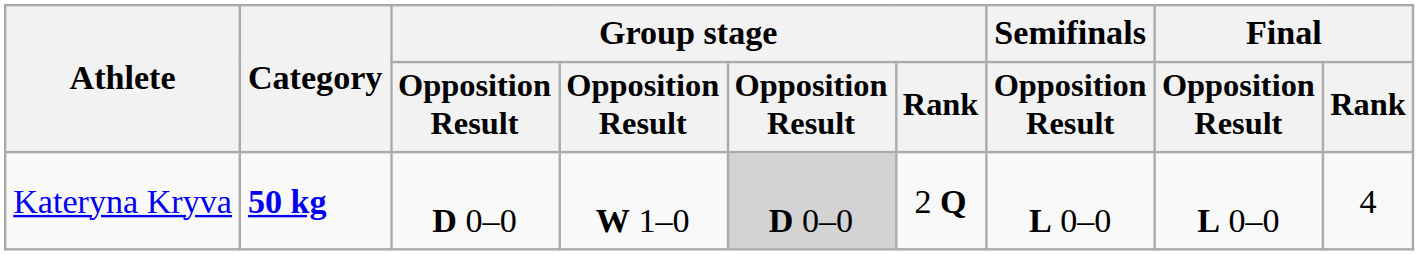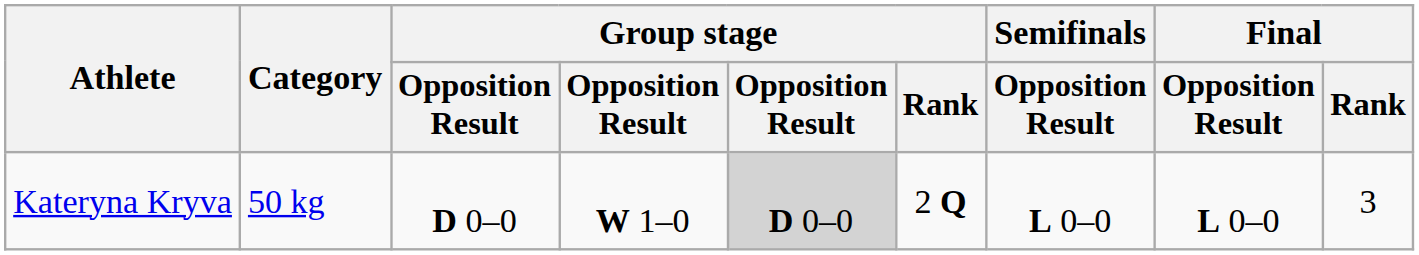(287, 200) bold -> (286, 200) normal
(1368, 200) 4 -> (1368, 200) 3
